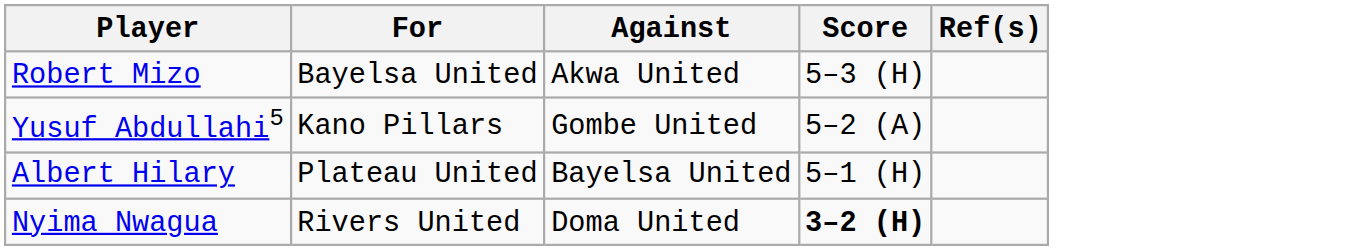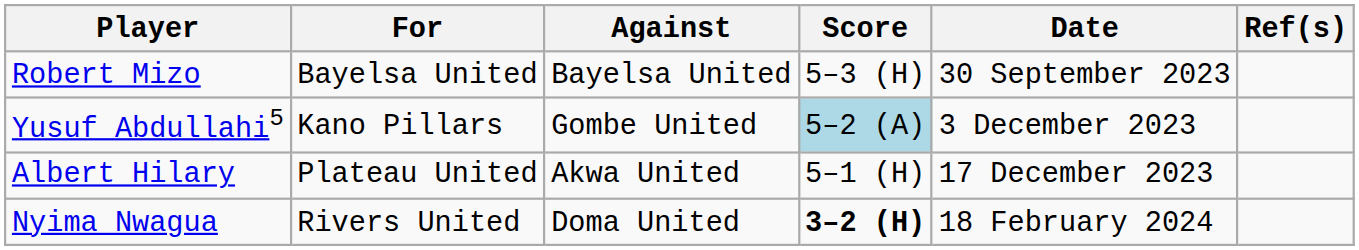+ column: (1085, 28)
(646, 75) Akwa United -> (671, 75) Bayelsa United
(865, 125) no background -> (865, 125) lightblue background
(671, 176) Bayelsa United -> (646, 176) Akwa United
